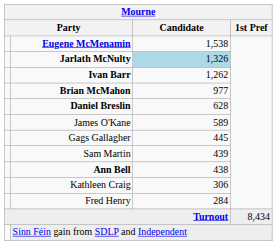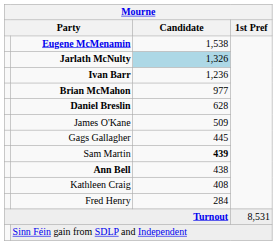(217, 75) 1,262 -> (217, 75) 1,236
(221, 122) 589 -> (221, 122) 509
(221, 153) normal -> (221, 153) bold
(221, 185) 306 -> (221, 185) 408
(259, 216) 8,434 -> (259, 216) 8,531
